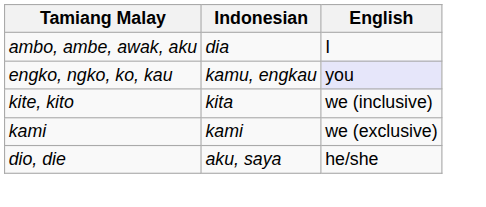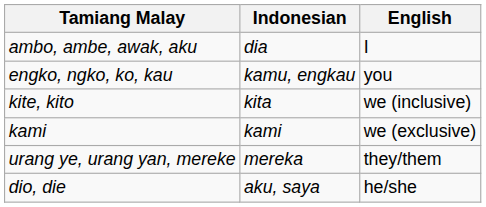(339, 74) lavender background -> (378, 74) no background
+ row: (122, 159)
